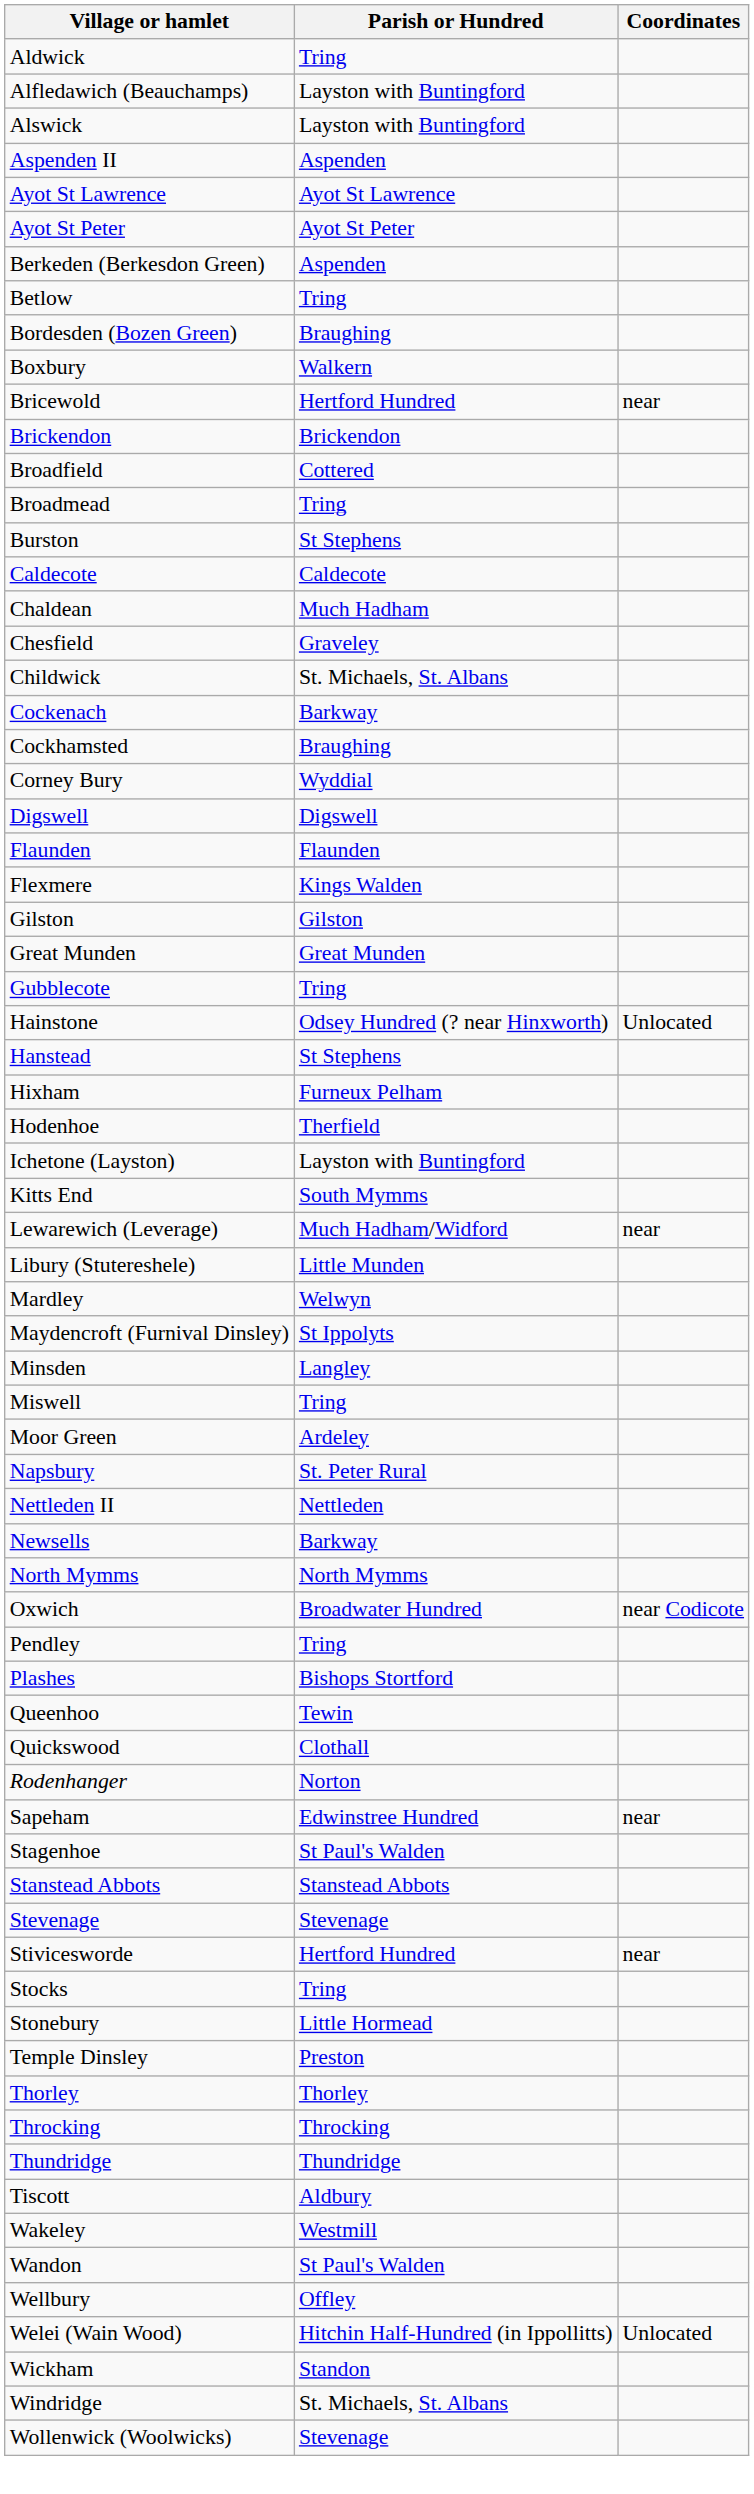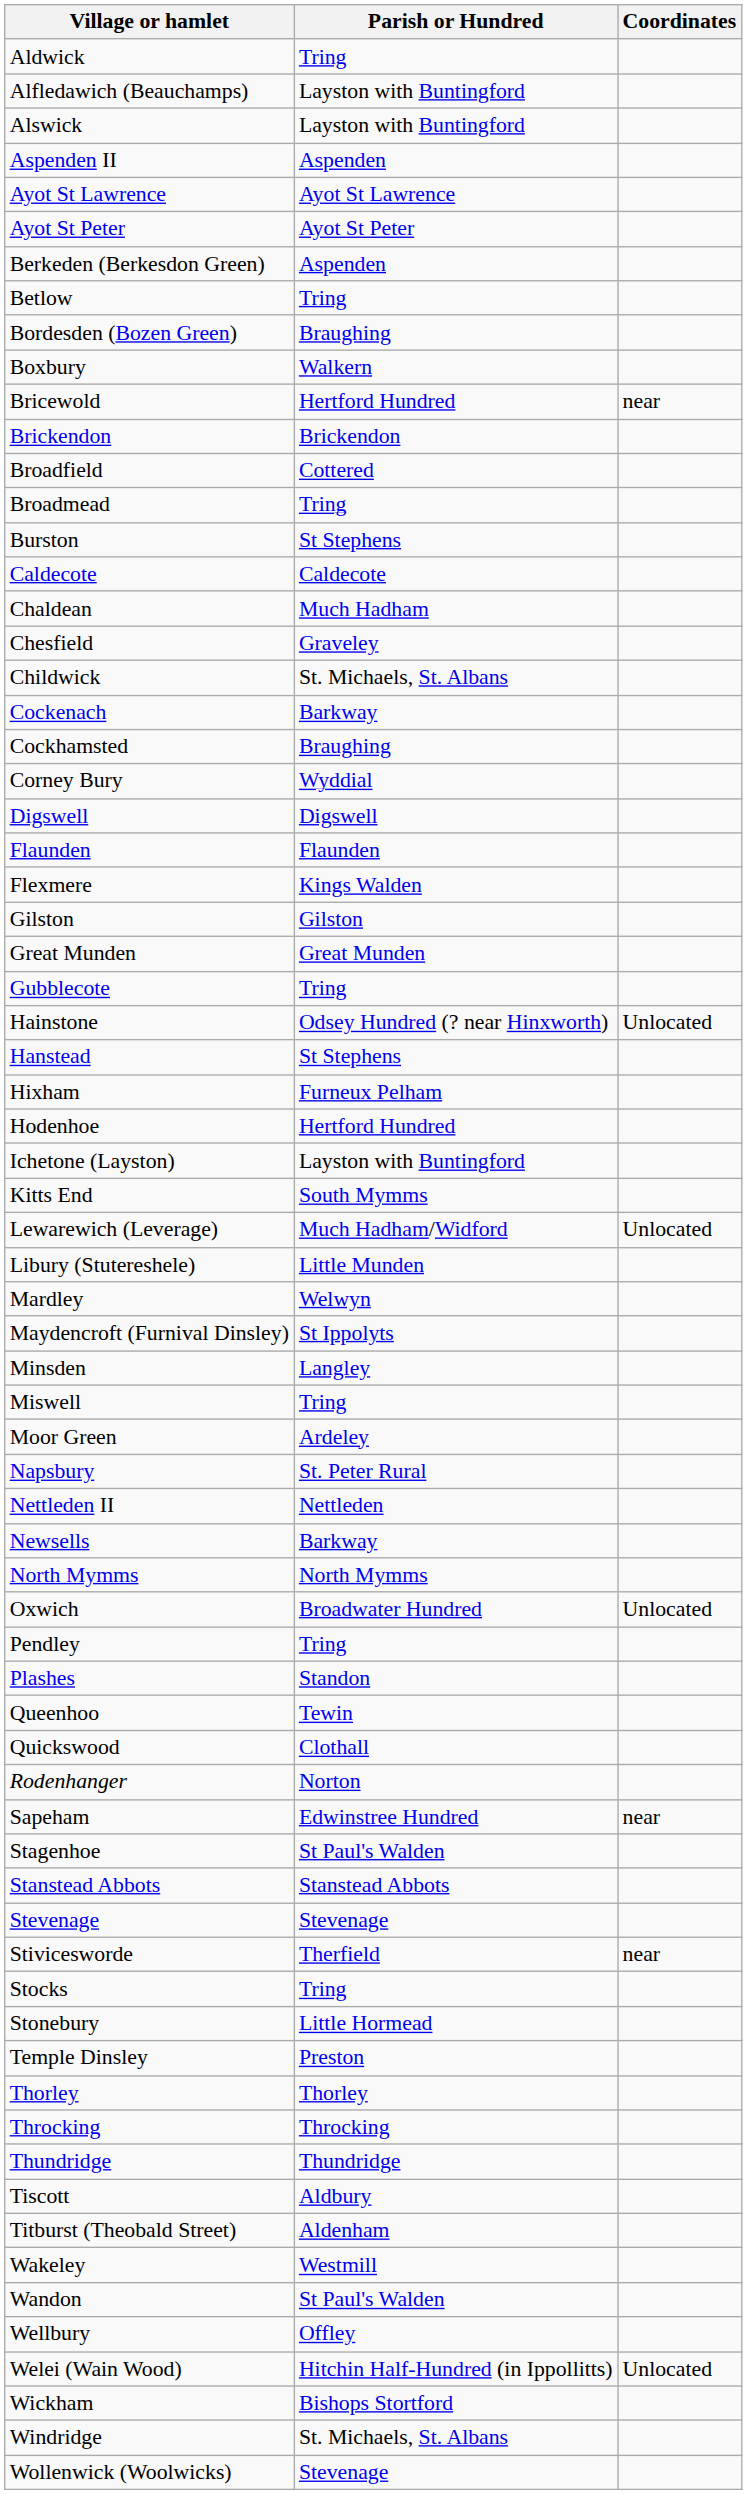(339, 1126) Therfield -> (377, 1126) Hertford Hundred
(641, 1229) near -> (667, 1229) Unlocated
(683, 1609) near Codicote -> (667, 1609) Unlocated
(376, 1678) Bishops Stortford -> (335, 1678) Standon
(377, 1954) Hertford Hundred -> (339, 1954) Therfield
+ row: (123, 2230)
(335, 2368) Standon -> (376, 2402) Bishops Stortford
